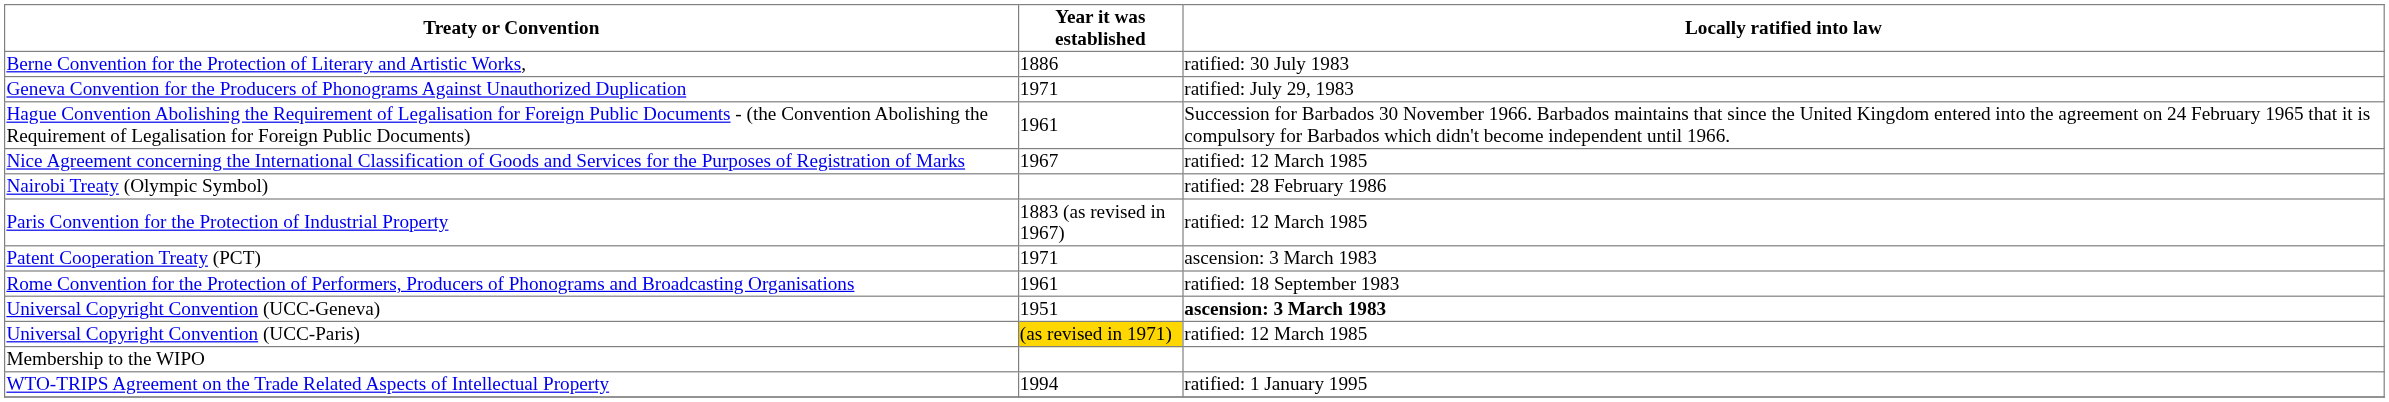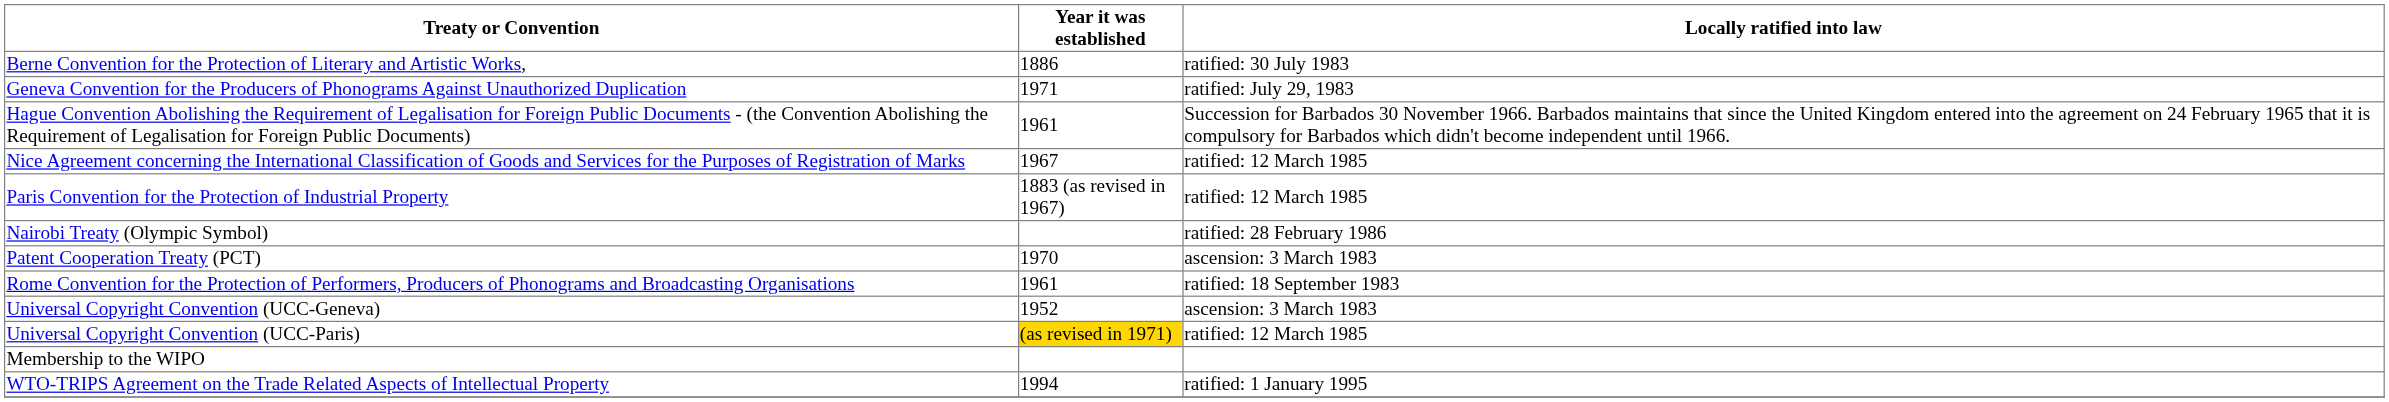rows swapped: (137, 186) <-> (227, 222)
(1039, 258) 1971 -> (1039, 258) 1970
(1039, 308) 1951 -> (1039, 308) 1952
(1285, 308) bold -> (1281, 308) normal
